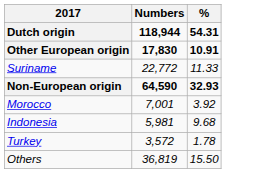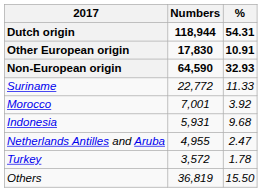rows swapped: (64, 86) <-> (32, 68)
(160, 123) 5,981 -> (195, 123) 5,931
+ row: (86, 141)
